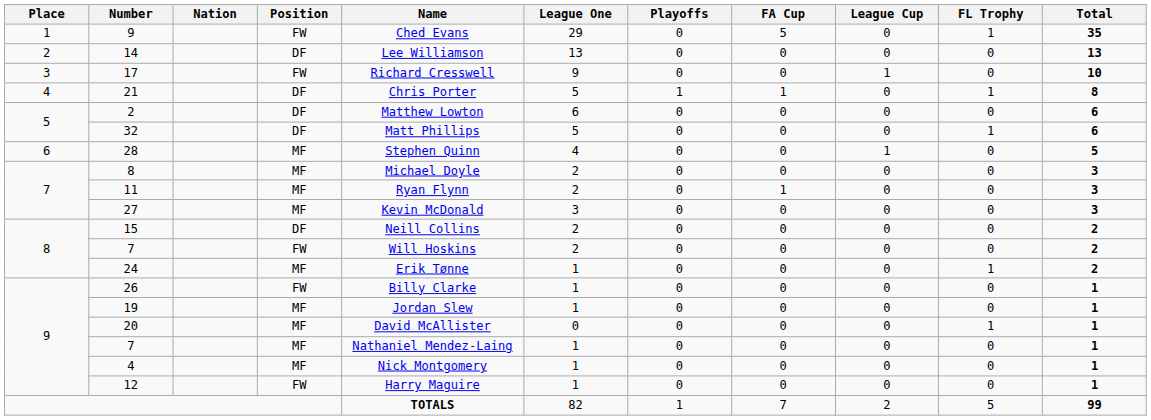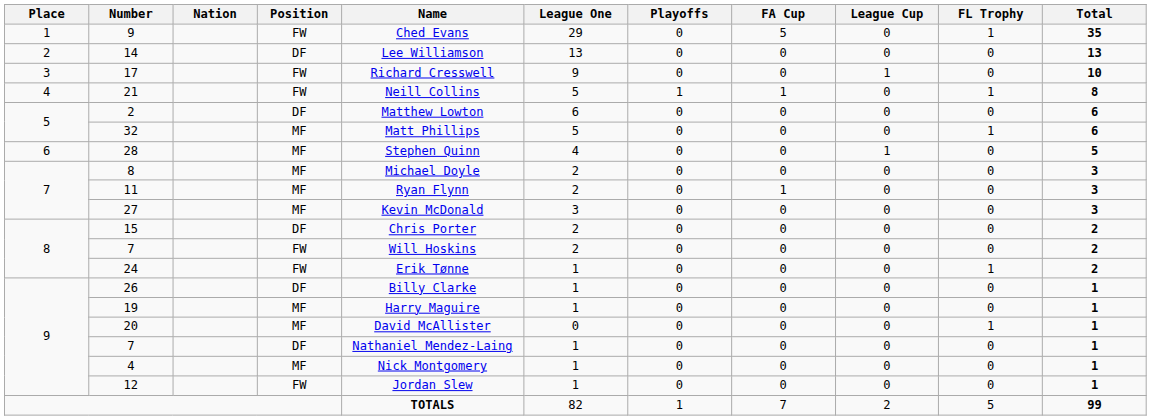(299, 93) DF -> (299, 93) FW
(432, 93) Chris Porter -> (432, 93) Neill Collins
(299, 132) DF -> (299, 132) MF
(432, 230) Neill Collins -> (432, 230) Chris Porter
(299, 269) MF -> (299, 269) FW
(299, 288) FW -> (299, 288) DF
(432, 308) Jordan Slew -> (432, 308) Harry Maguire
(299, 347) MF -> (299, 347) DF
(432, 386) Harry Maguire -> (432, 386) Jordan Slew
